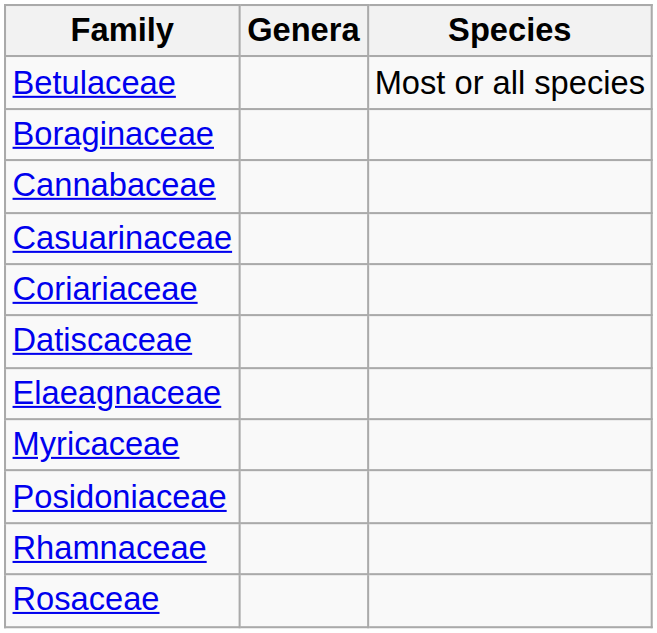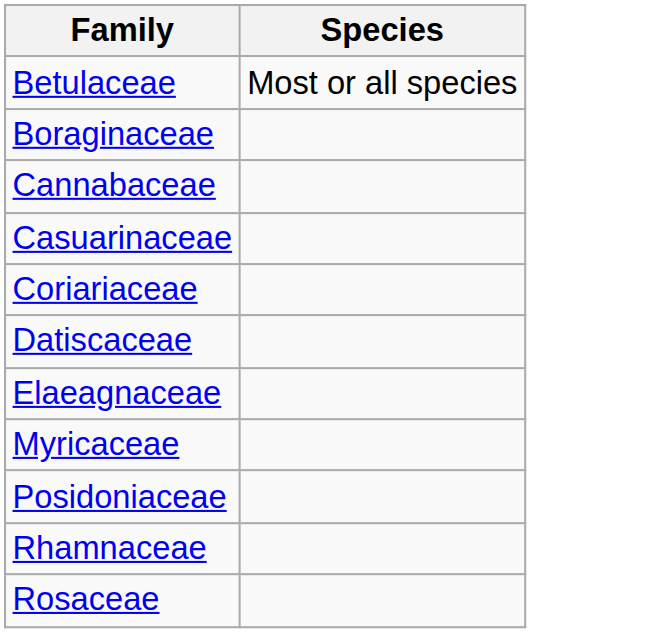- column: (303, 30)
